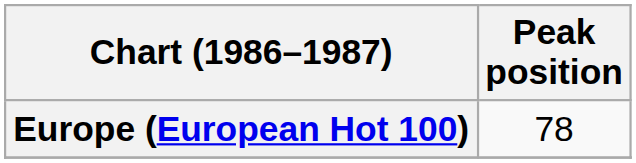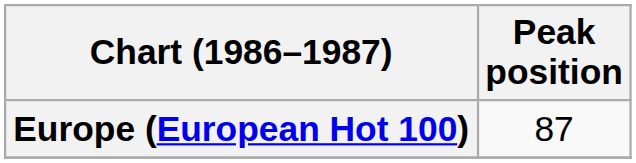(554, 128) 78 -> (554, 128) 87
